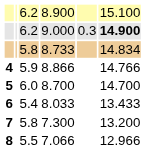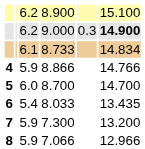(29, 49) 5.8 -> (29, 49) 6.1
(120, 104) 13.433 -> (120, 104) 13.435
(29, 122) 5.8 -> (29, 122) 5.9
(29, 140) 5.5 -> (29, 140) 5.9
